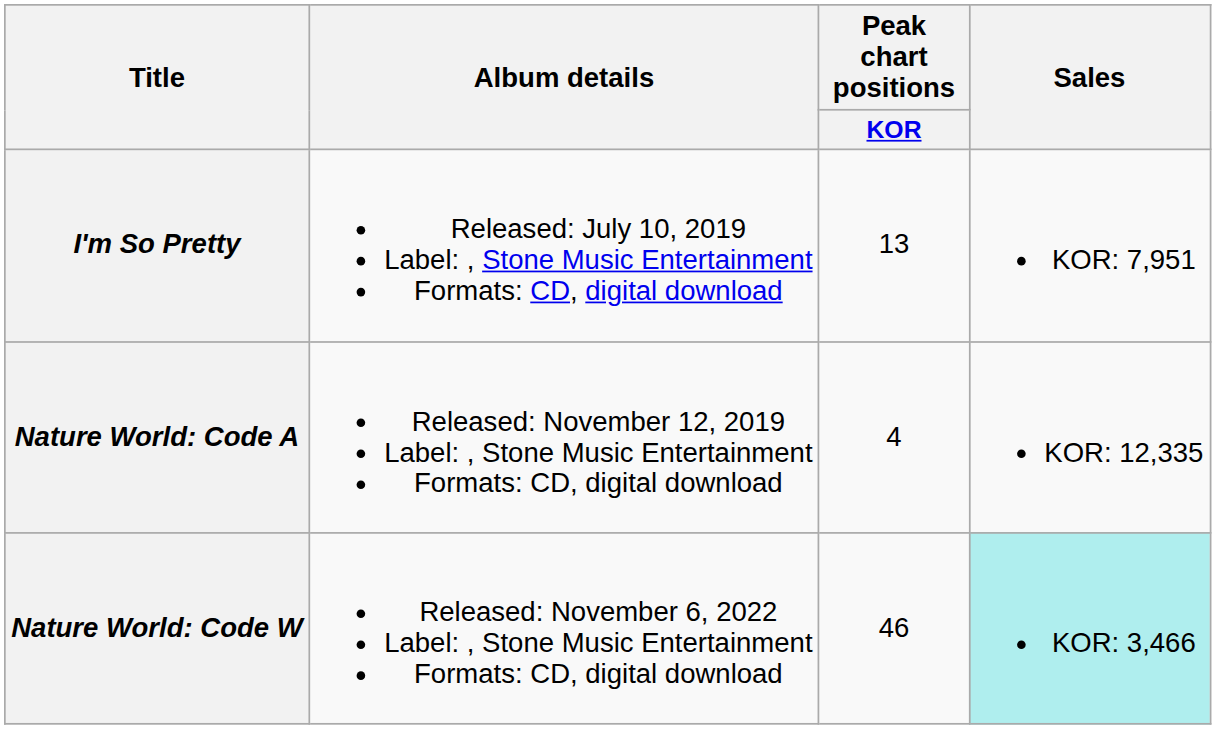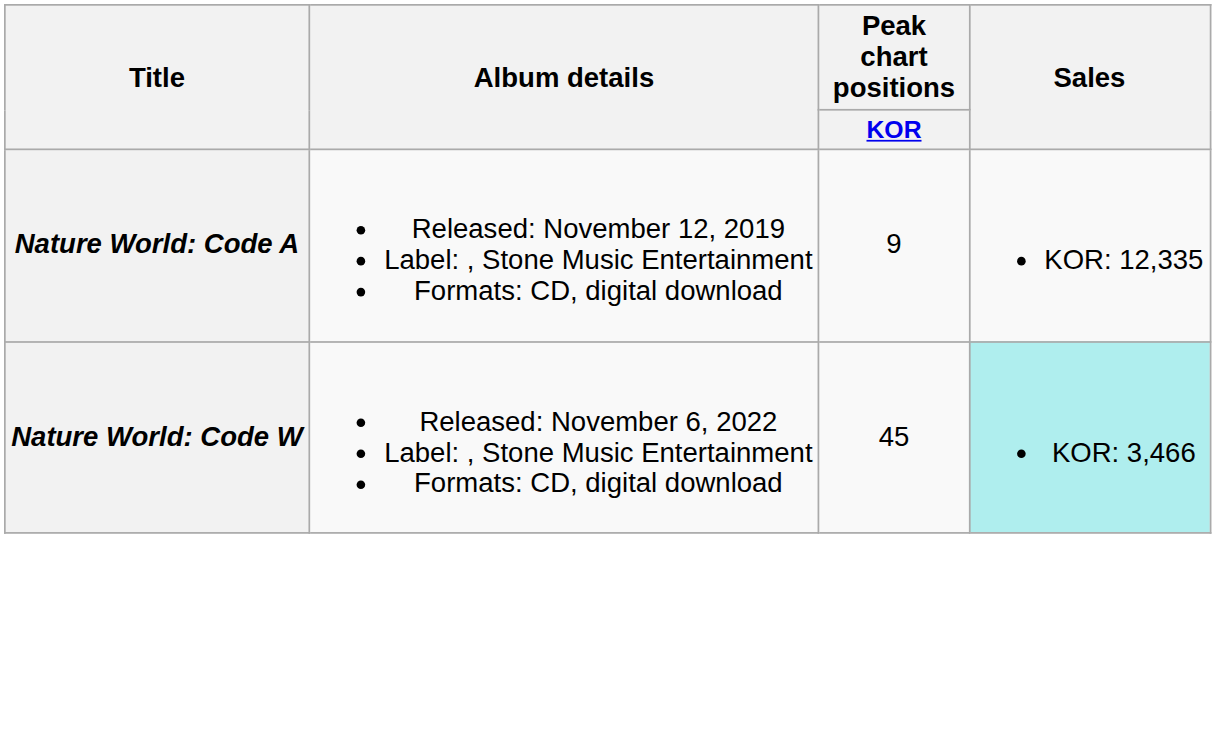- row: (157, 244)
(894, 436) 4 -> (894, 244) 9
(894, 628) 46 -> (894, 436) 45
